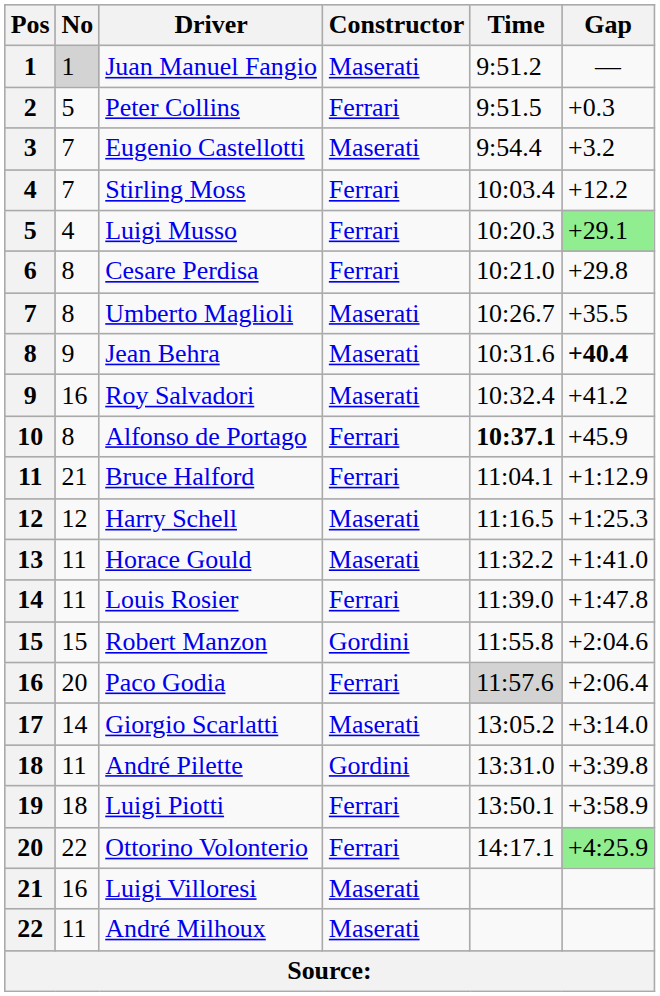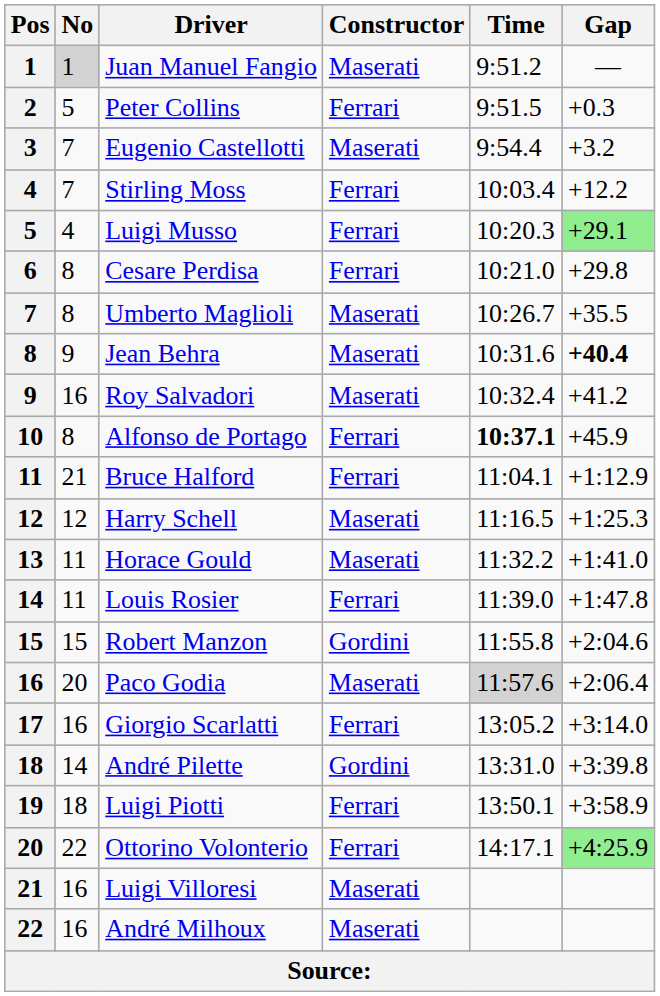(364, 682) Ferrari -> (374, 682) Maserati
(75, 723) 14 -> (75, 723) 16
(374, 723) Maserati -> (364, 723) Ferrari
(74, 764) 11 -> (75, 764) 14
(74, 929) 11 -> (75, 929) 16
